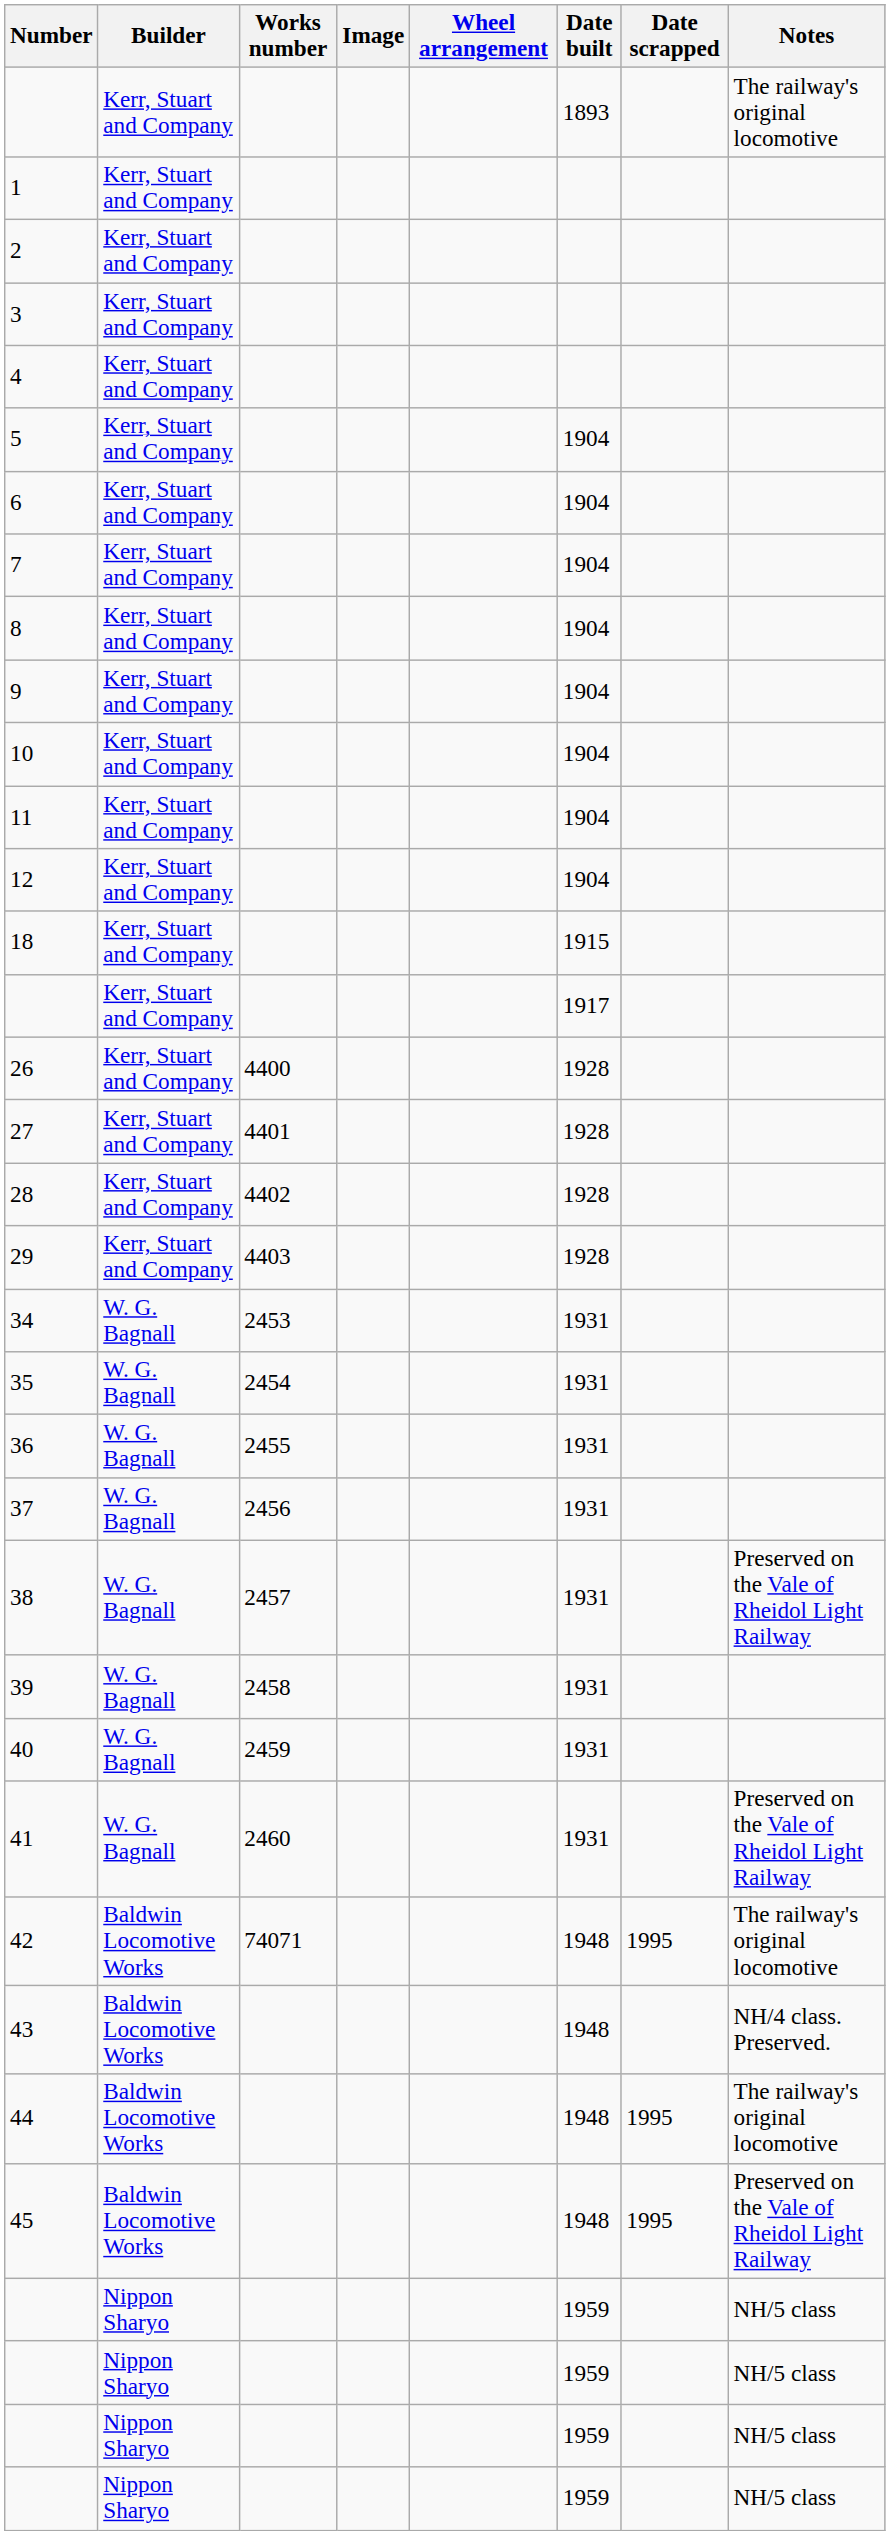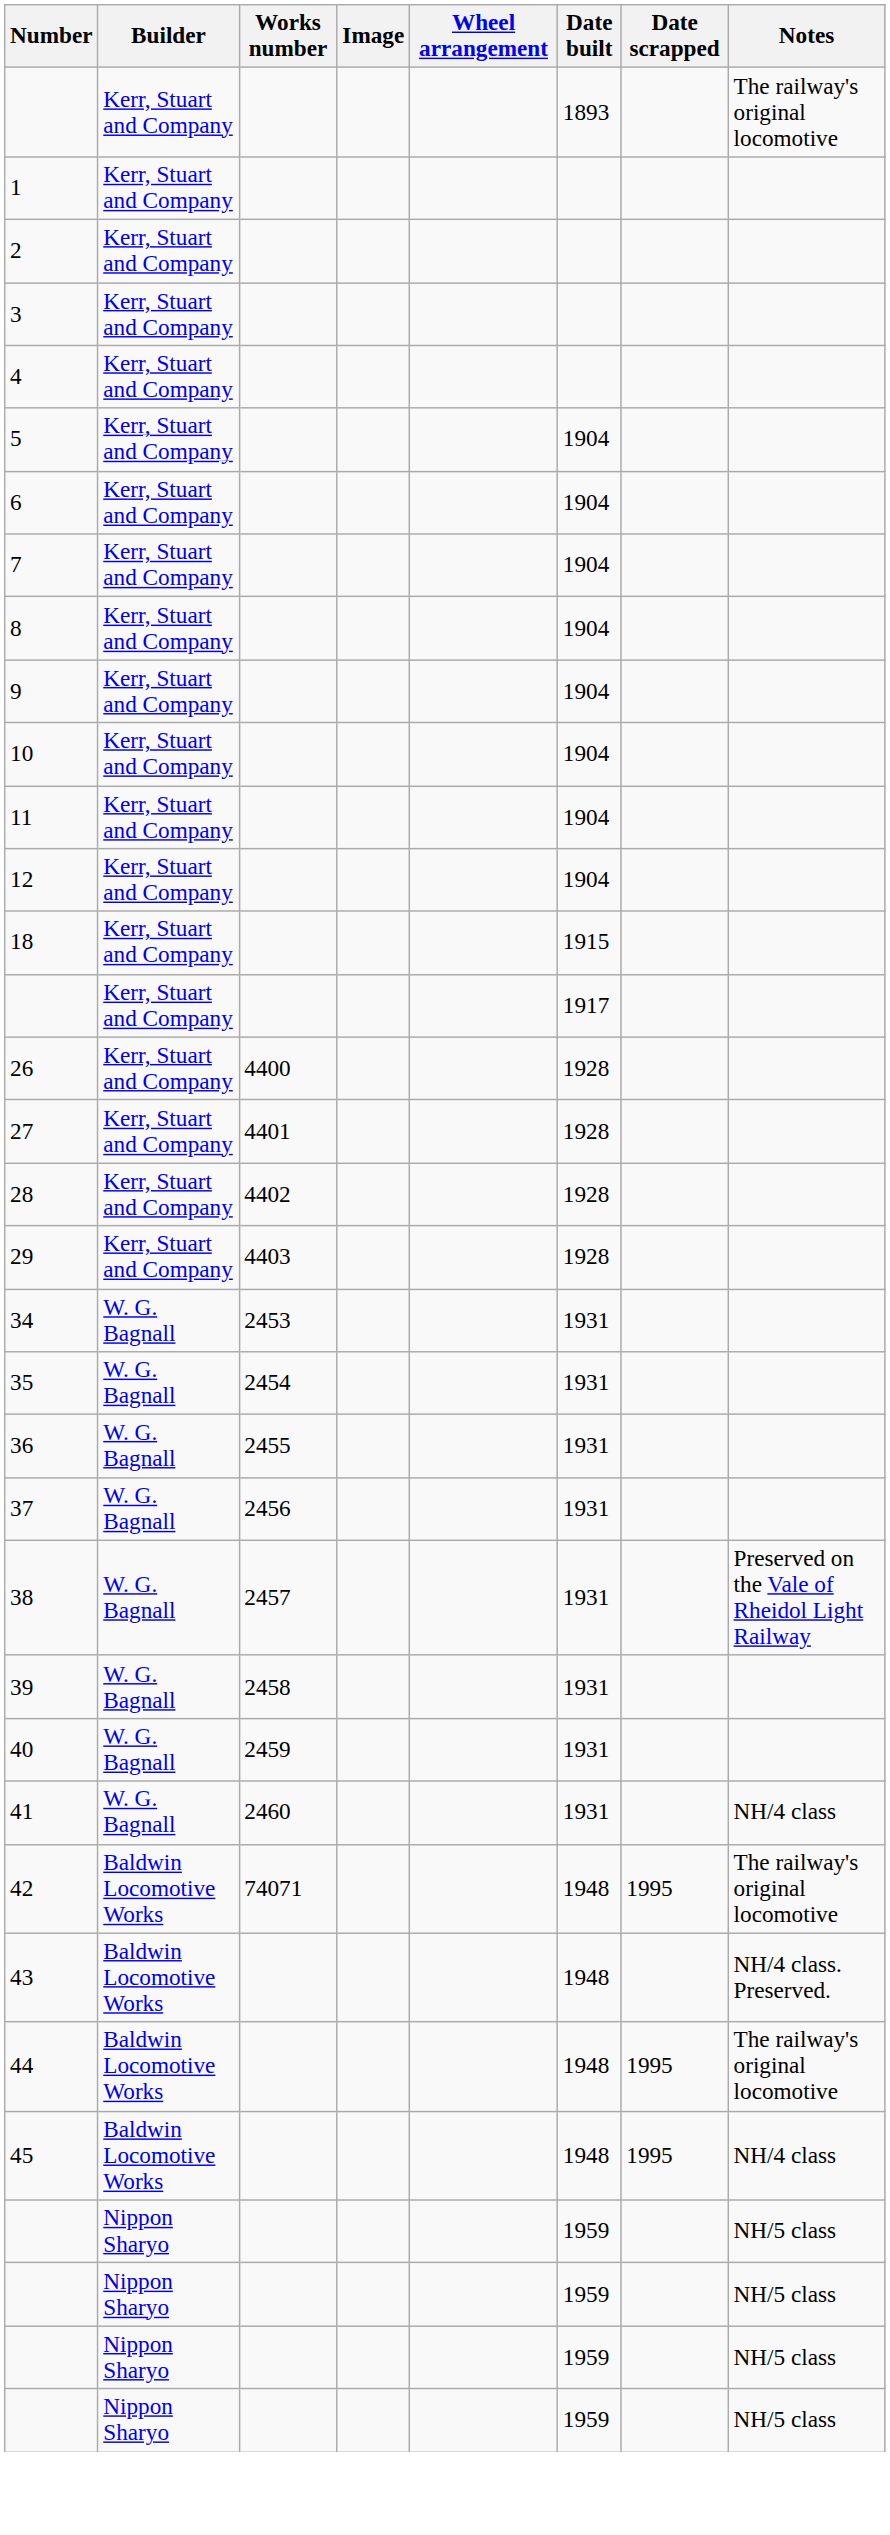(798, 1838) Preserved on the Vale of Rheidol Light Railway -> (785, 1812) NH/4 class
(798, 2220) Preserved on the Vale of Rheidol Light Railway -> (785, 2155) NH/4 class
